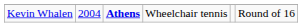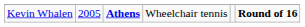(89, 13) 2004 -> (89, 13) 2005
(266, 13) normal -> (268, 13) bold
